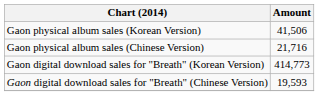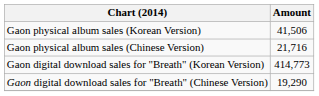(292, 82) 19,593 -> (292, 82) 19,290
